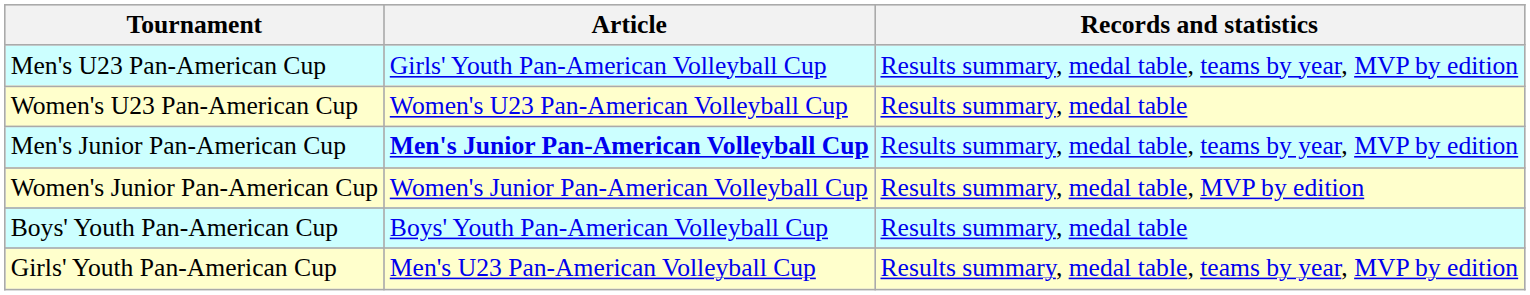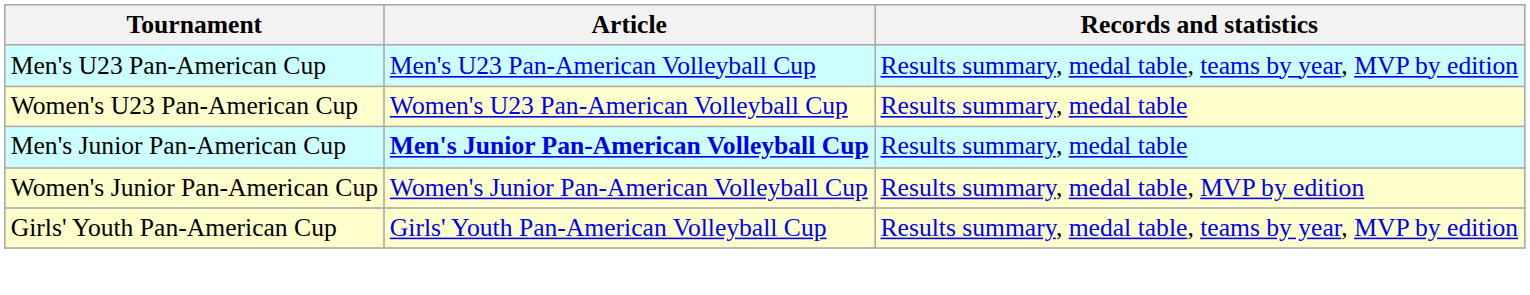(608, 65) Girls' Youth Pan-American Volleyball Cup -> (603, 65) Men's U23 Pan-American Volleyball Cup
(1199, 146) Results summary, medal table, teams by year, MVP by edition -> (1034, 146) Results summary, medal table
- row: (174, 227)
(603, 268) Men's U23 Pan-American Volleyball Cup -> (608, 227) Girls' Youth Pan-American Volleyball Cup
